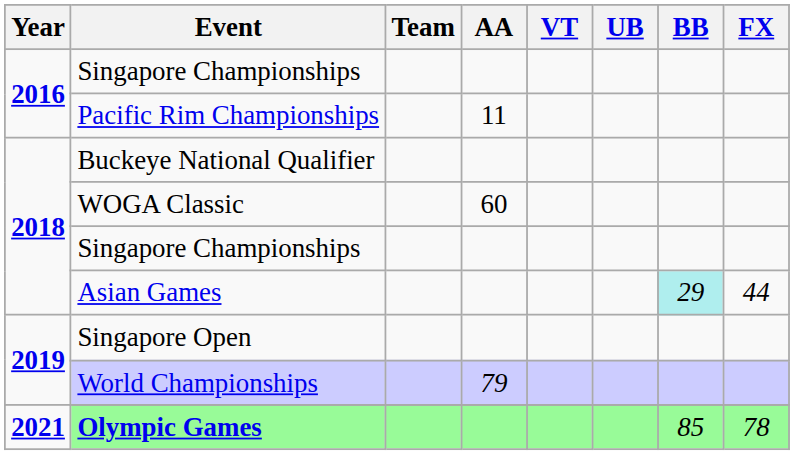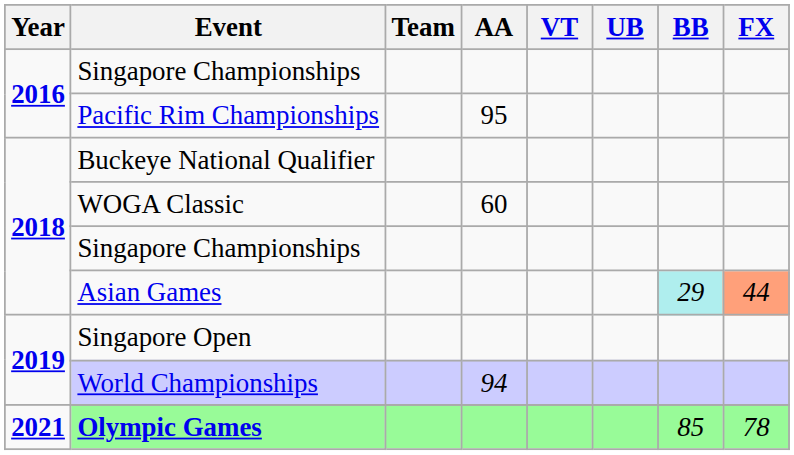(494, 115) 11 -> (494, 115) 95
(756, 293) no background -> (756, 293) lightsalmon background
(494, 381) 79 -> (494, 381) 94
